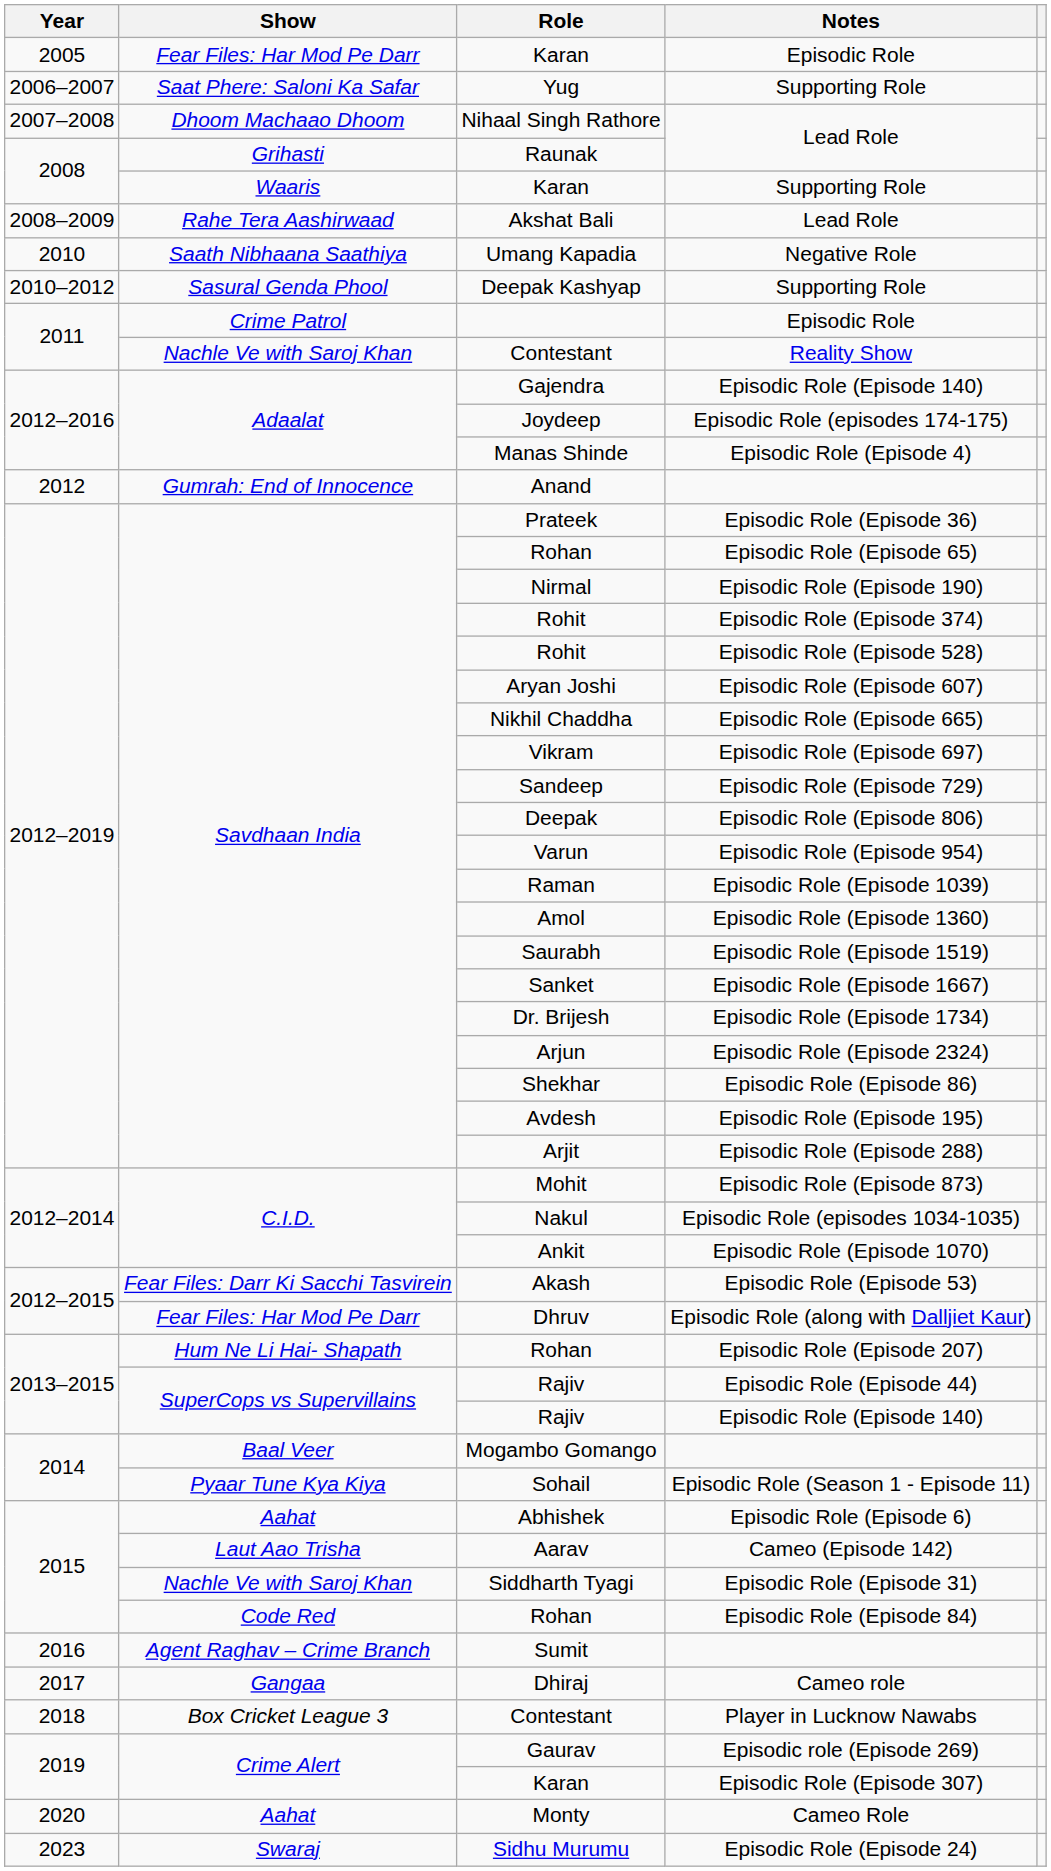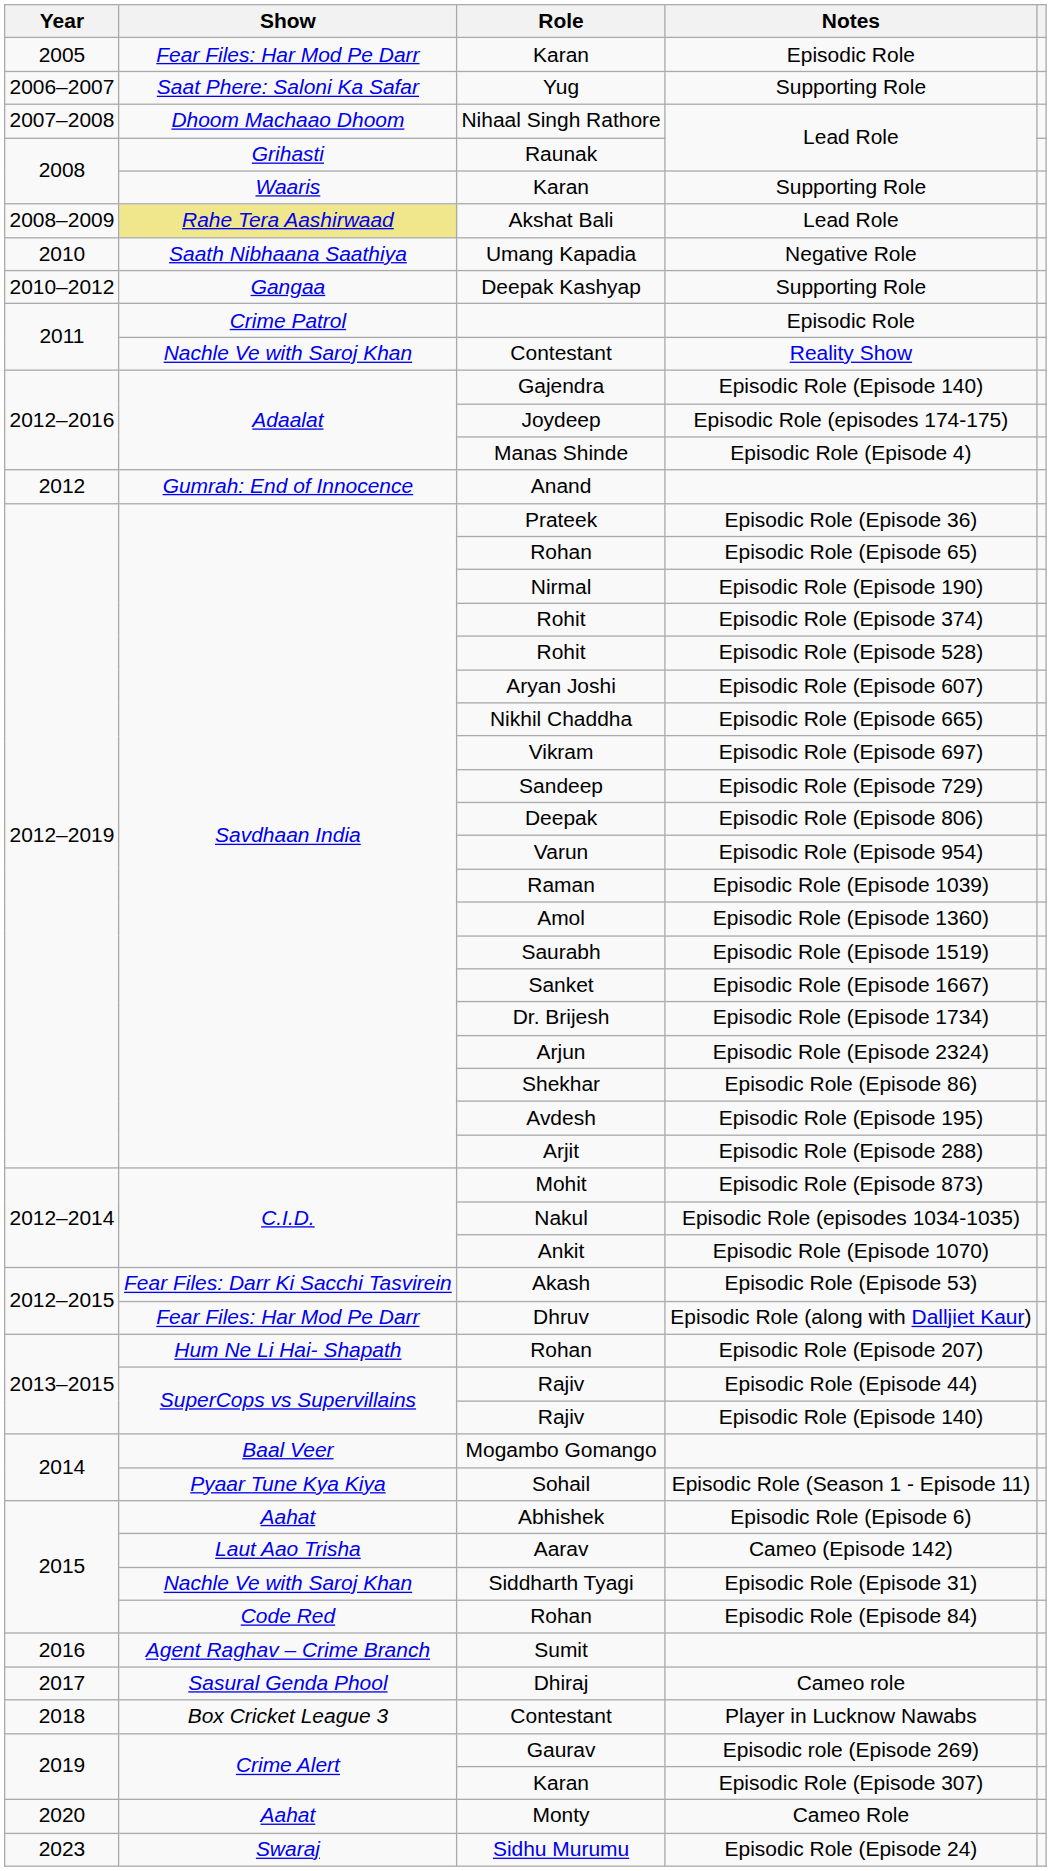(288, 220) no background -> (288, 220) khaki background
(288, 287) Sasural Genda Phool -> (288, 287) Gangaa
(288, 1683) Gangaa -> (288, 1683) Sasural Genda Phool
